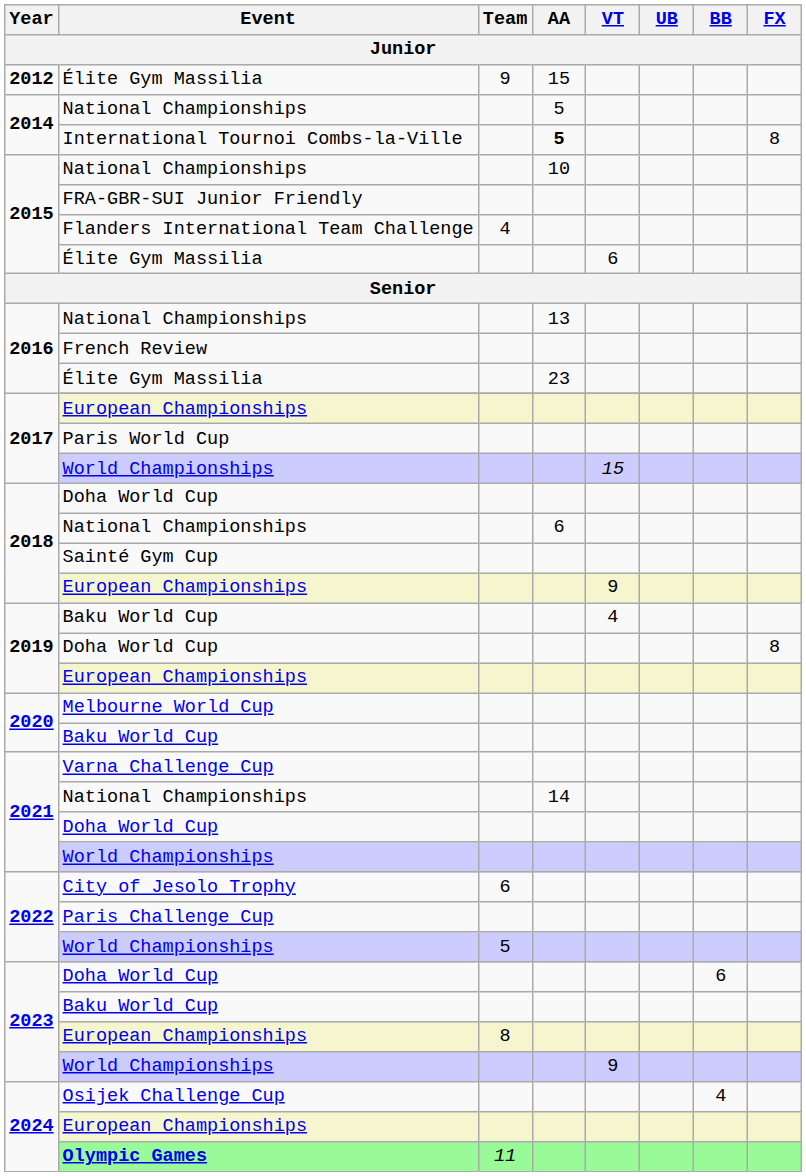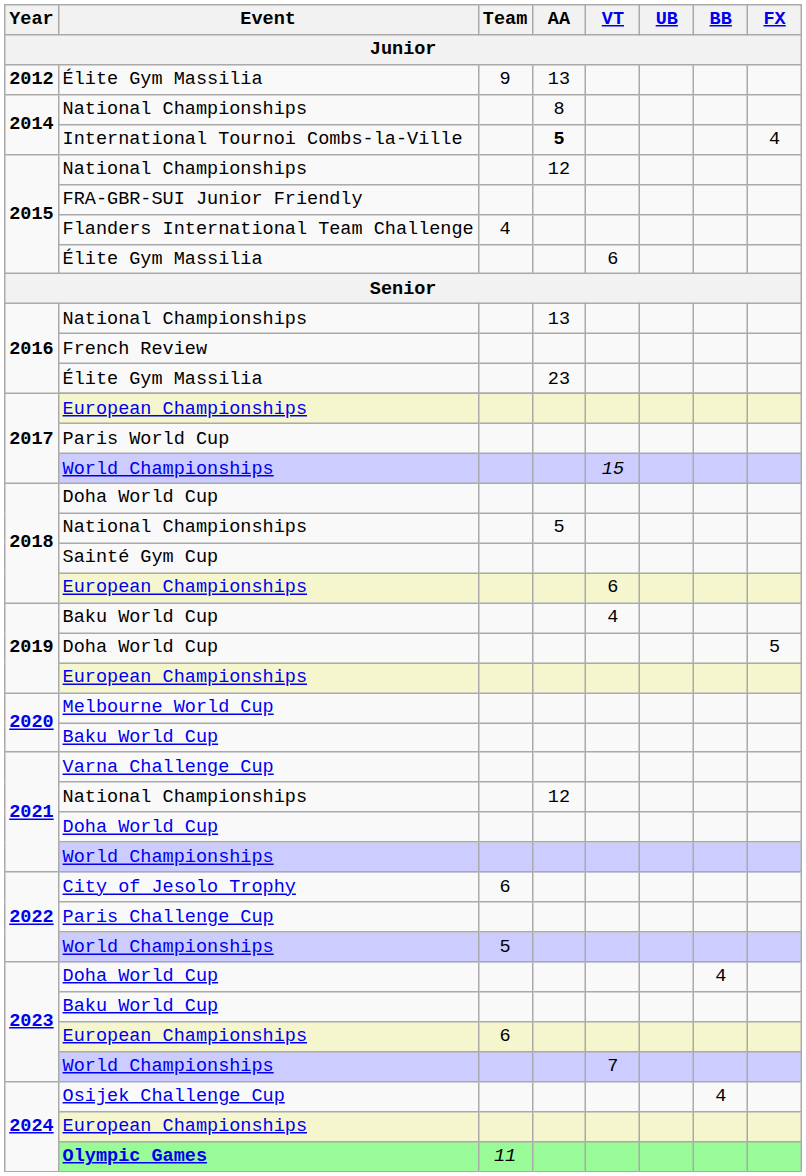(559, 80) 15 -> (559, 80) 13
(559, 110) 5 -> (559, 110) 8
(775, 140) 8 -> (775, 140) 4
(559, 170) 10 -> (559, 170) 12
(559, 528) 6 -> (559, 528) 5
(613, 588) 9 -> (613, 588) 6
(775, 648) 8 -> (775, 648) 5
(559, 798) 14 -> (559, 798) 12
(721, 977) 6 -> (721, 977) 4
(505, 1037) 8 -> (505, 1037) 6
(613, 1067) 9 -> (613, 1067) 7
